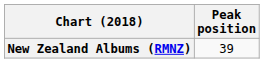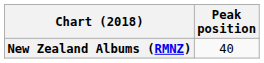(227, 48) 39 -> (227, 48) 40
